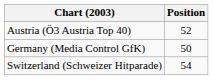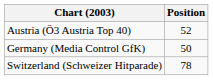(186, 65) 54 -> (186, 65) 78
